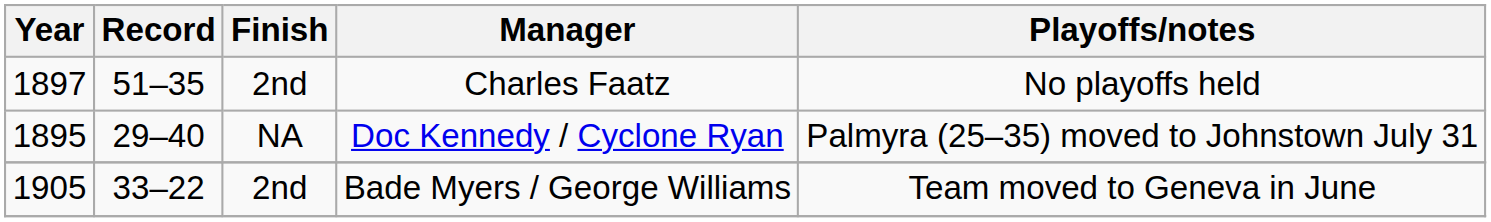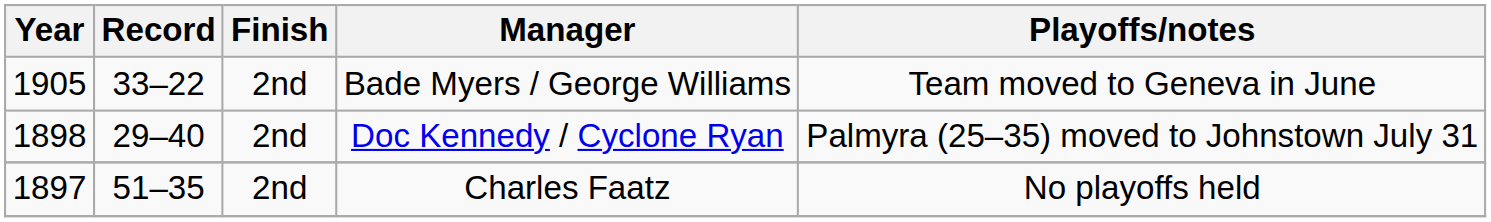rows swapped: (567, 83) <-> (567, 188)
(50, 135) 1895 -> (50, 135) 1898
(280, 135) NA -> (280, 135) 2nd
